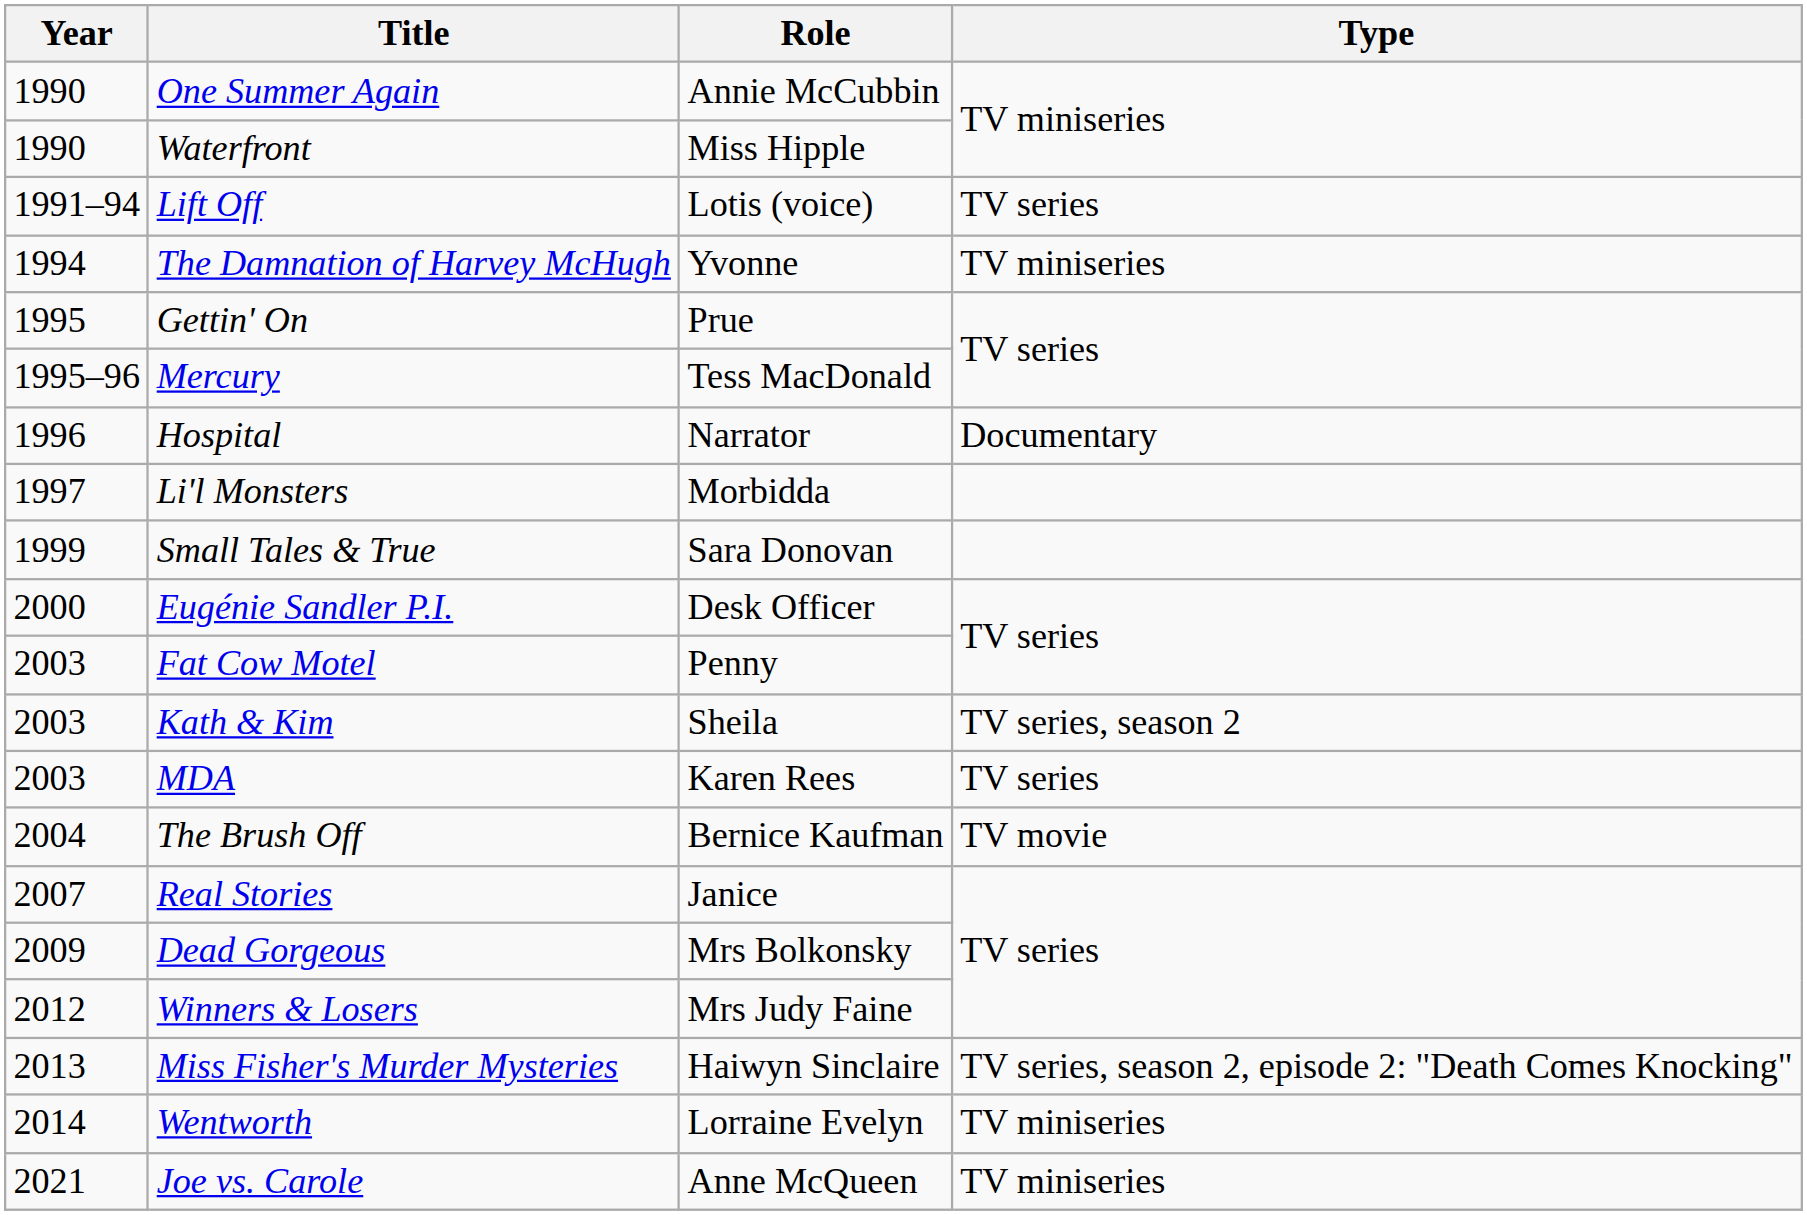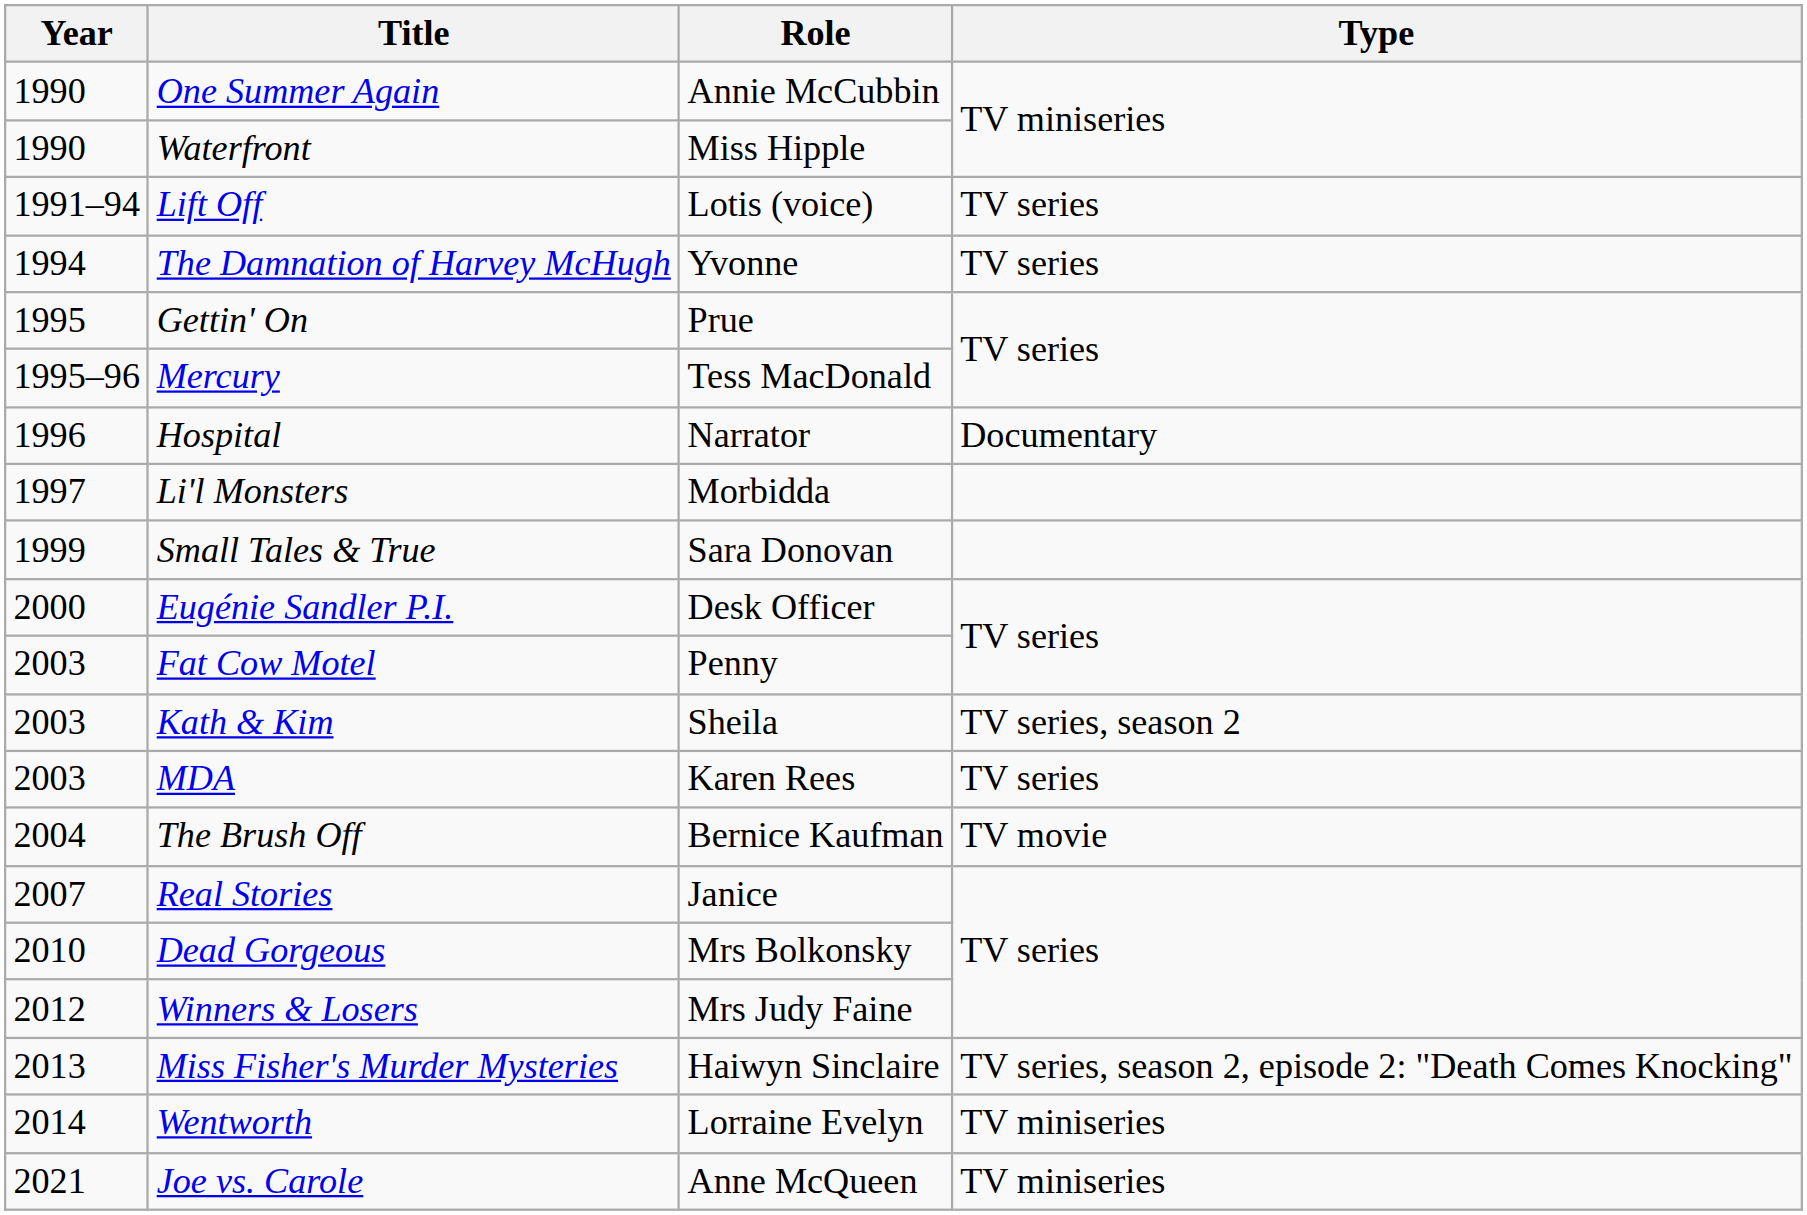(1063, 262) TV miniseries -> (1030, 262) TV series
(50, 950) 2009 -> (50, 950) 2010
